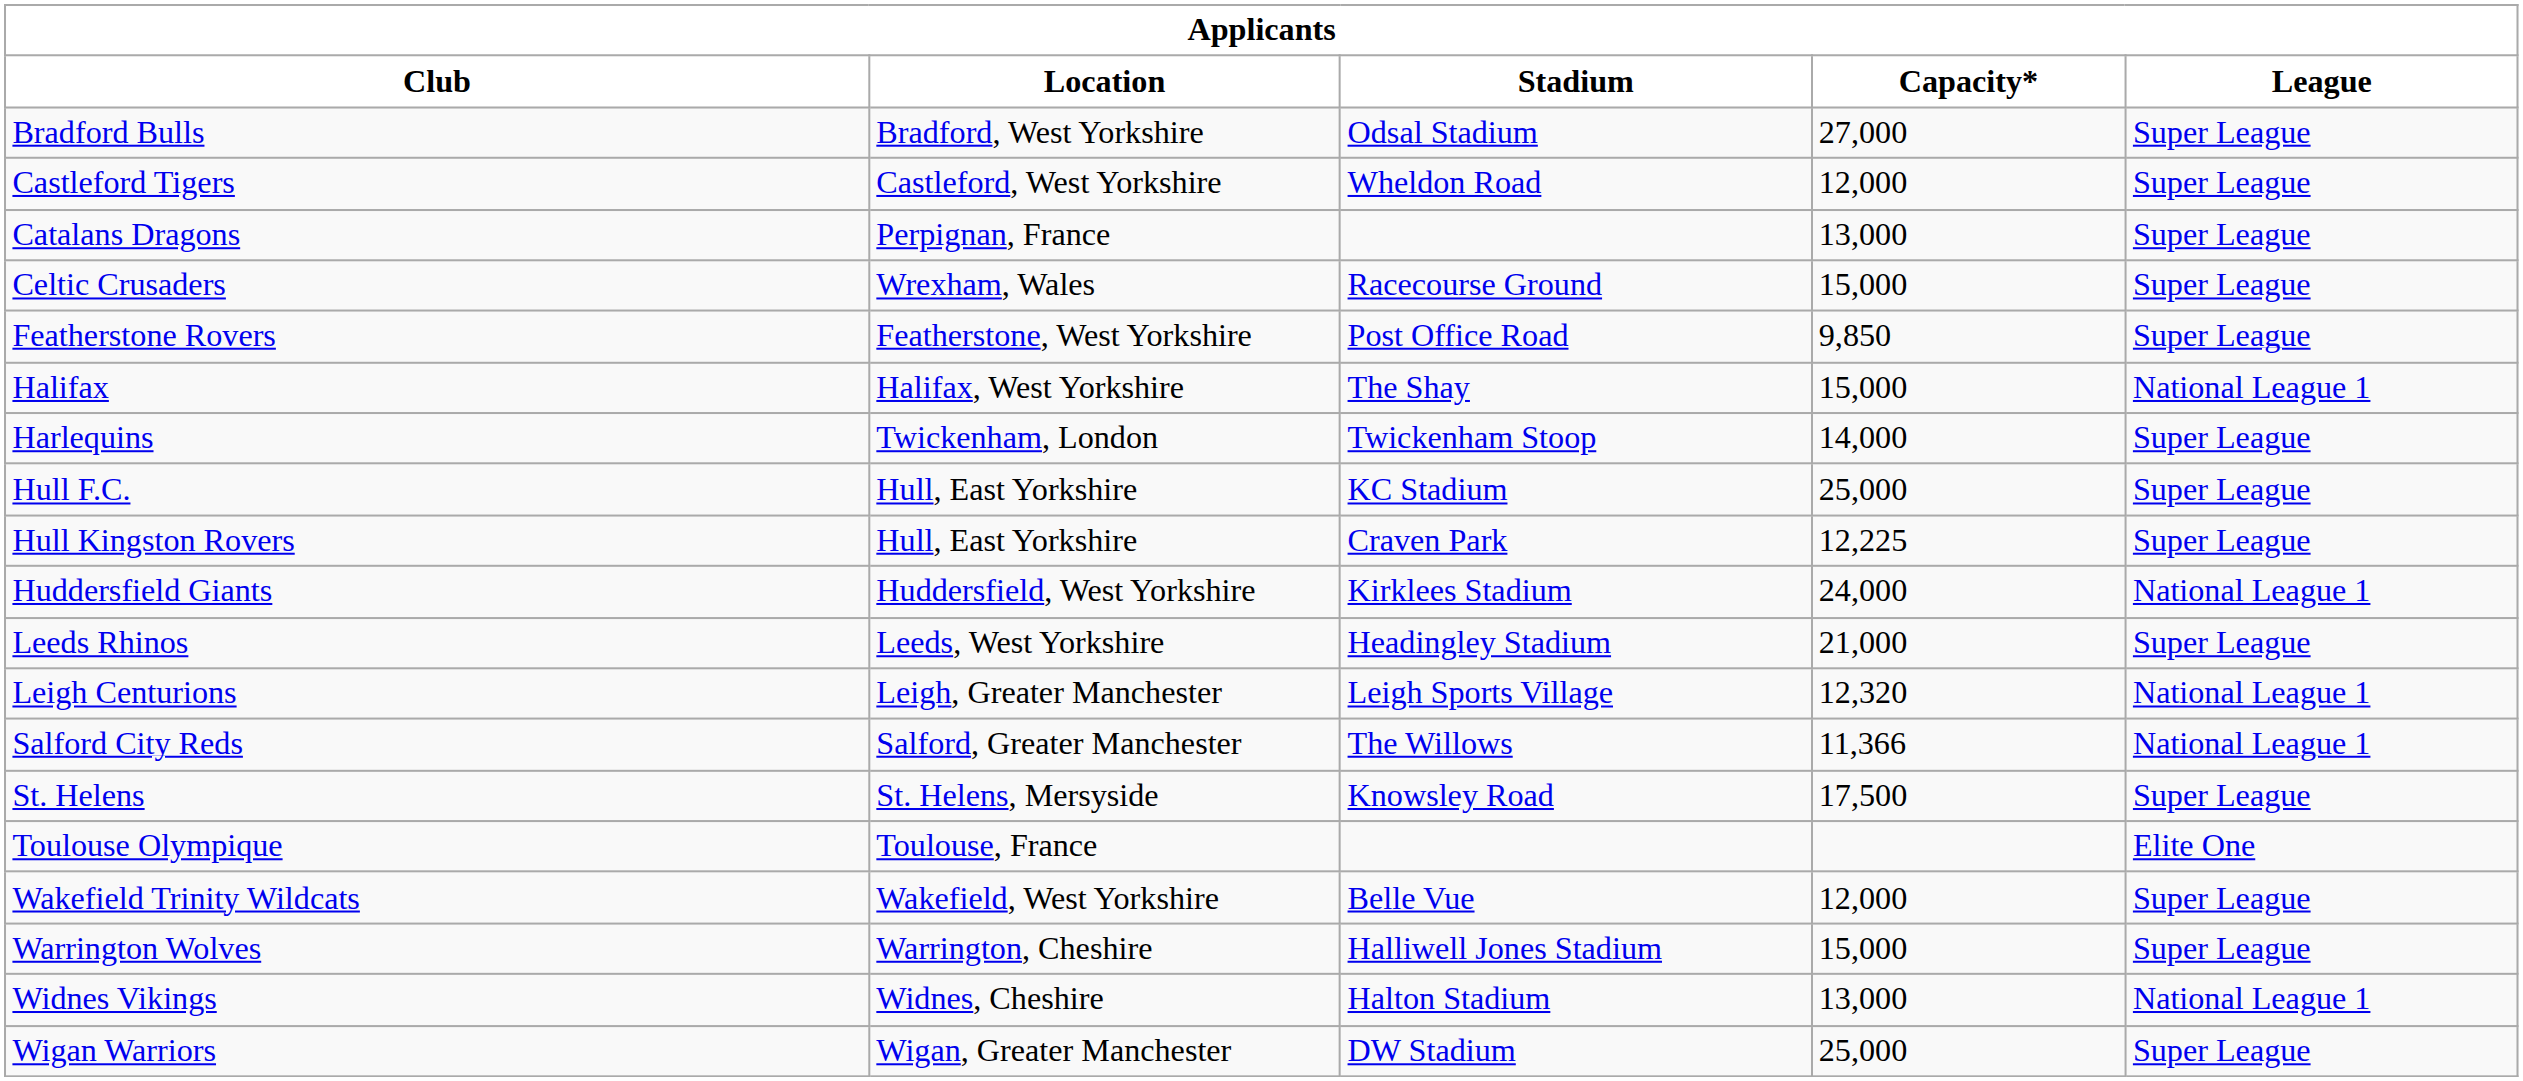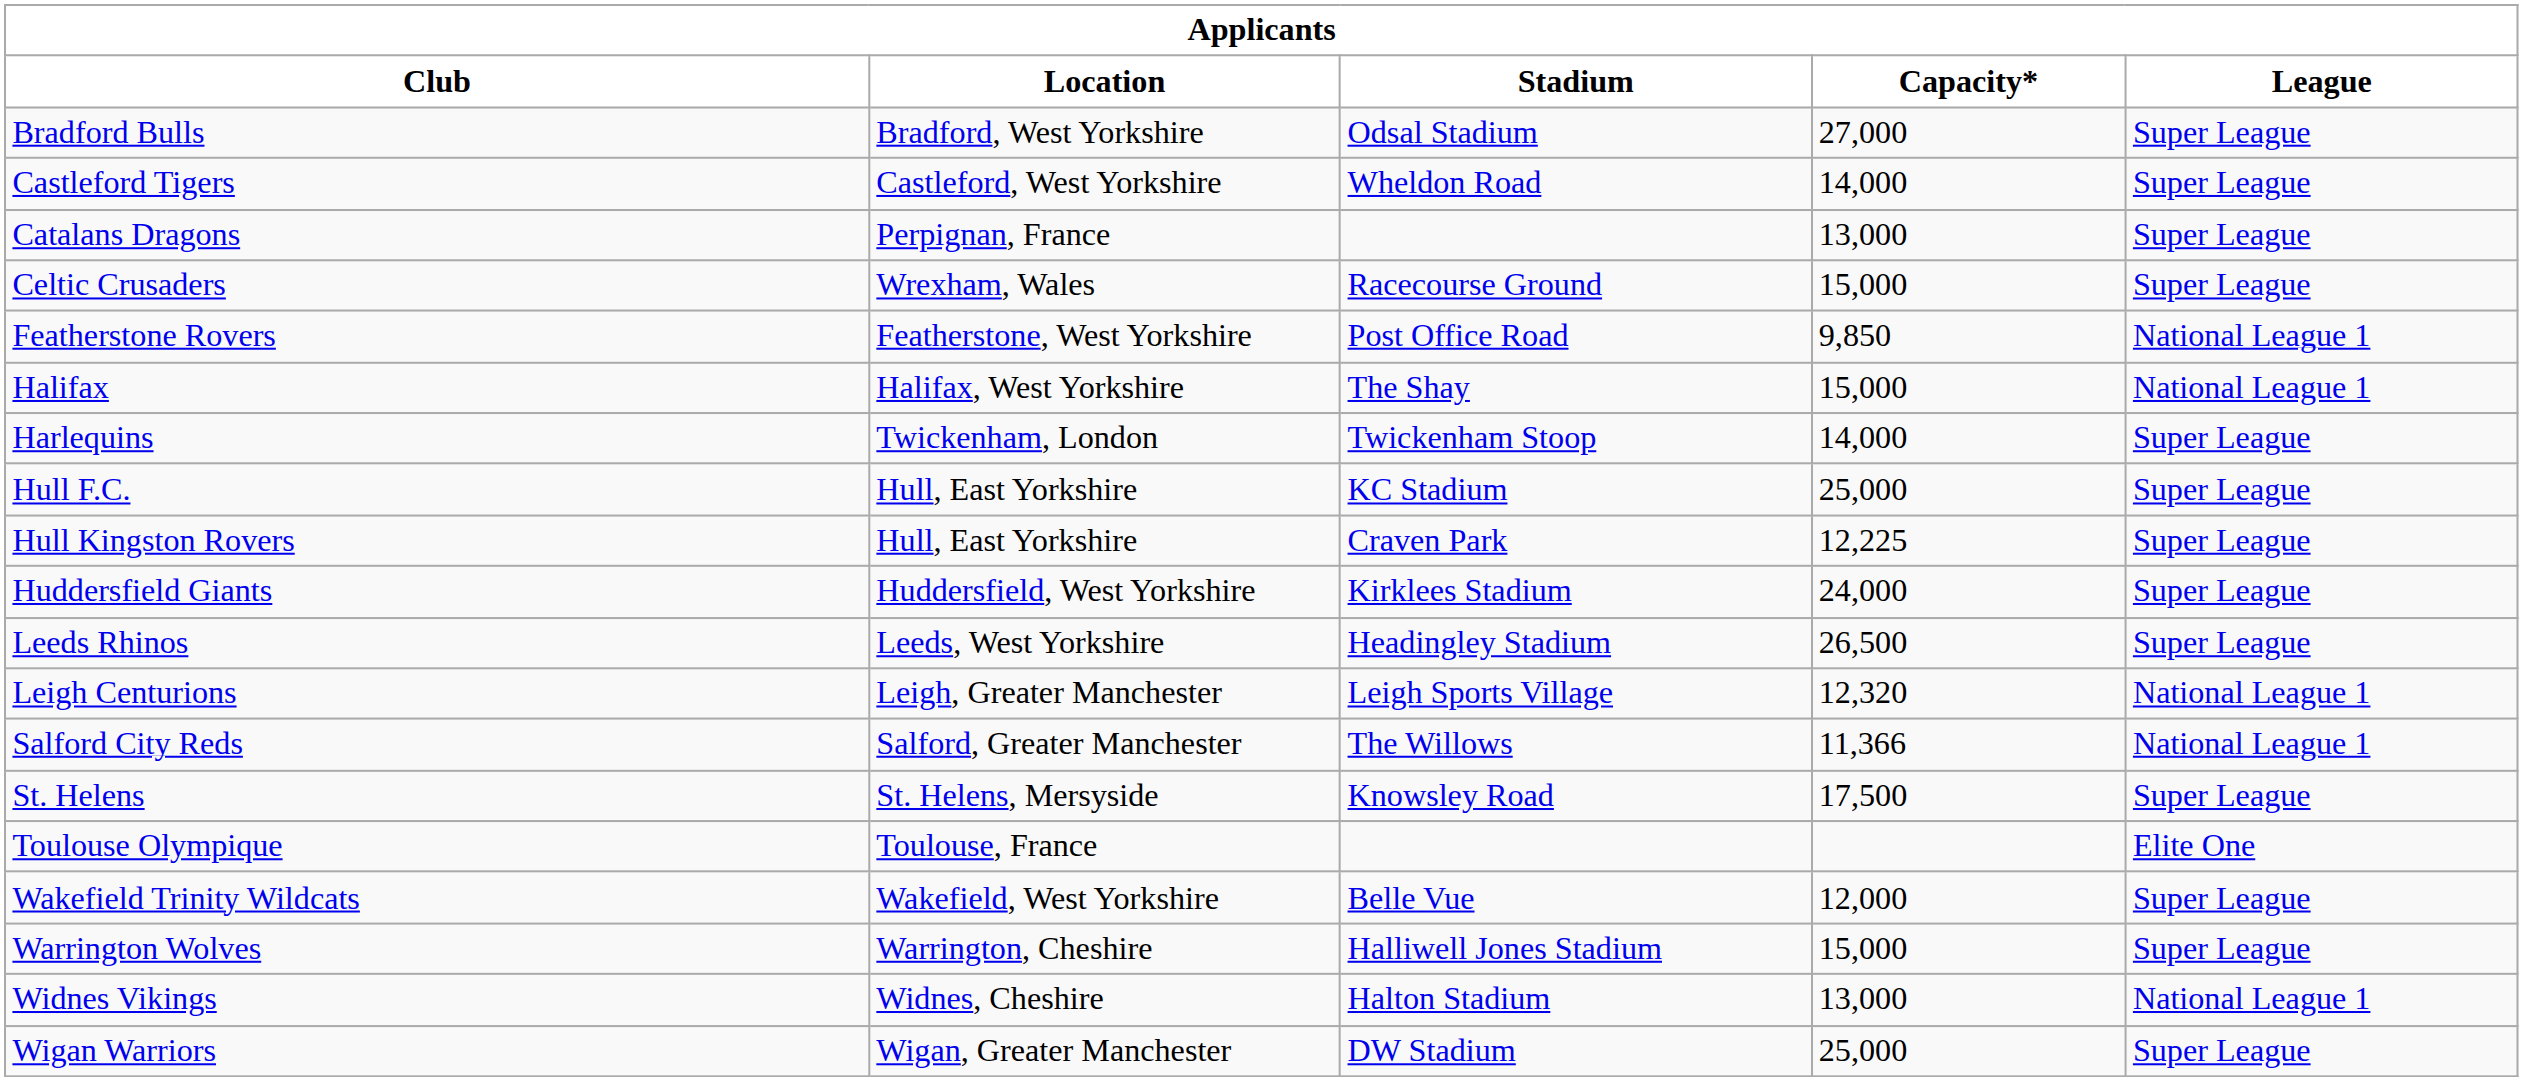(1863, 183) 12,000 -> (1863, 183) 14,000
(2222, 336) Super League -> (2252, 336) National League 1
(2252, 591) National League 1 -> (2222, 591) Super League
(1863, 642) 21,000 -> (1863, 642) 26,500
